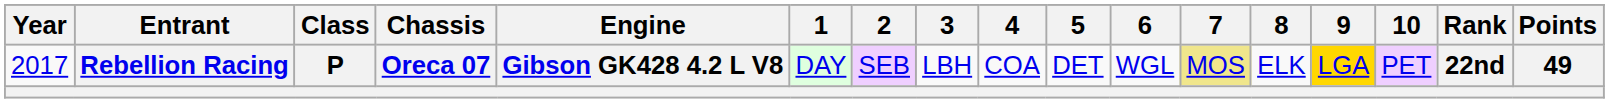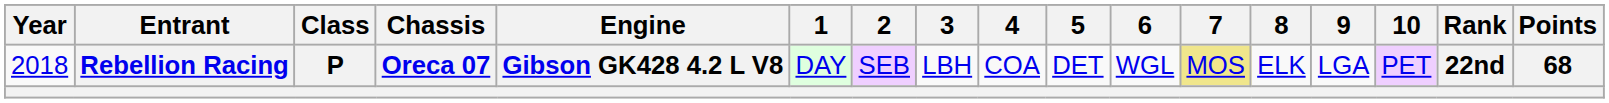(40, 65) 2017 -> (40, 65) 2018
(1344, 65) gold background -> (1344, 65) no background
(1558, 65) 49 -> (1558, 65) 68
